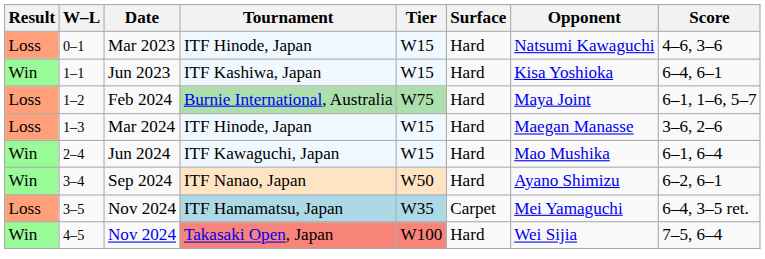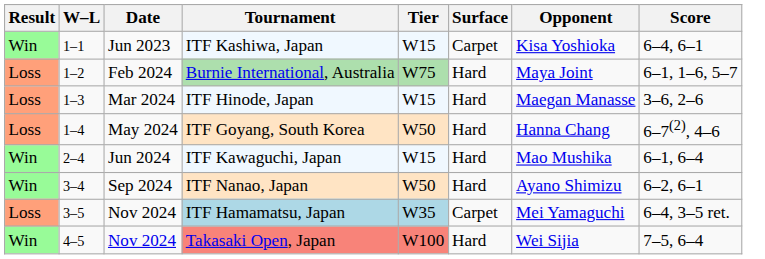- row: (74, 46)
(467, 72) Hard -> (475, 45) Carpet
+ row: (74, 130)
